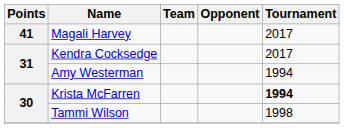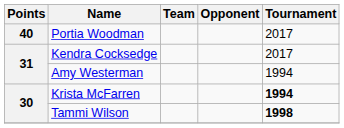- row: (91, 34)
+ row: (98, 34)
(279, 113) normal -> (279, 113) bold
